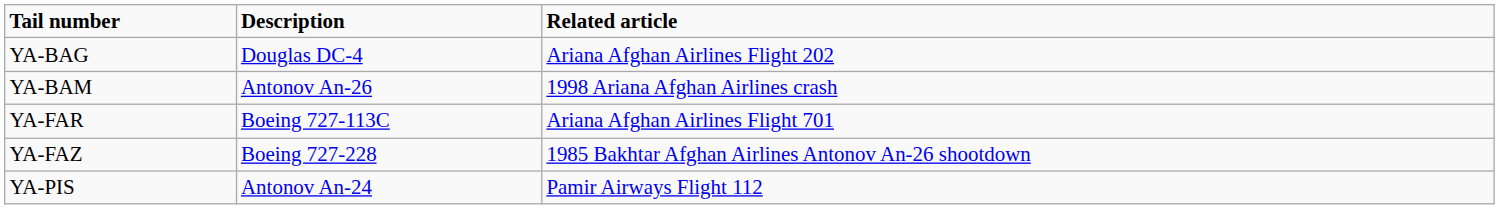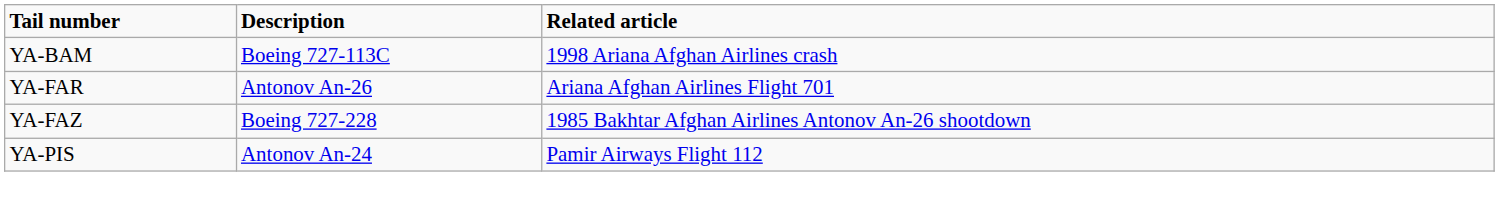- row: (49, 54)
(306, 87) Antonov An-26 -> (315, 54) Boeing 727-113C
(315, 120) Boeing 727-113C -> (306, 87) Antonov An-26
